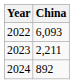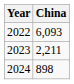(45, 69) 892 -> (45, 69) 898
